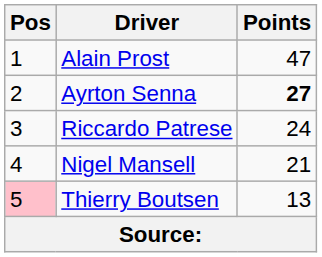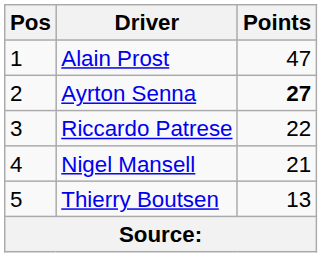(299, 129) 24 -> (299, 129) 22
(16, 199) pink background -> (16, 199) no background
